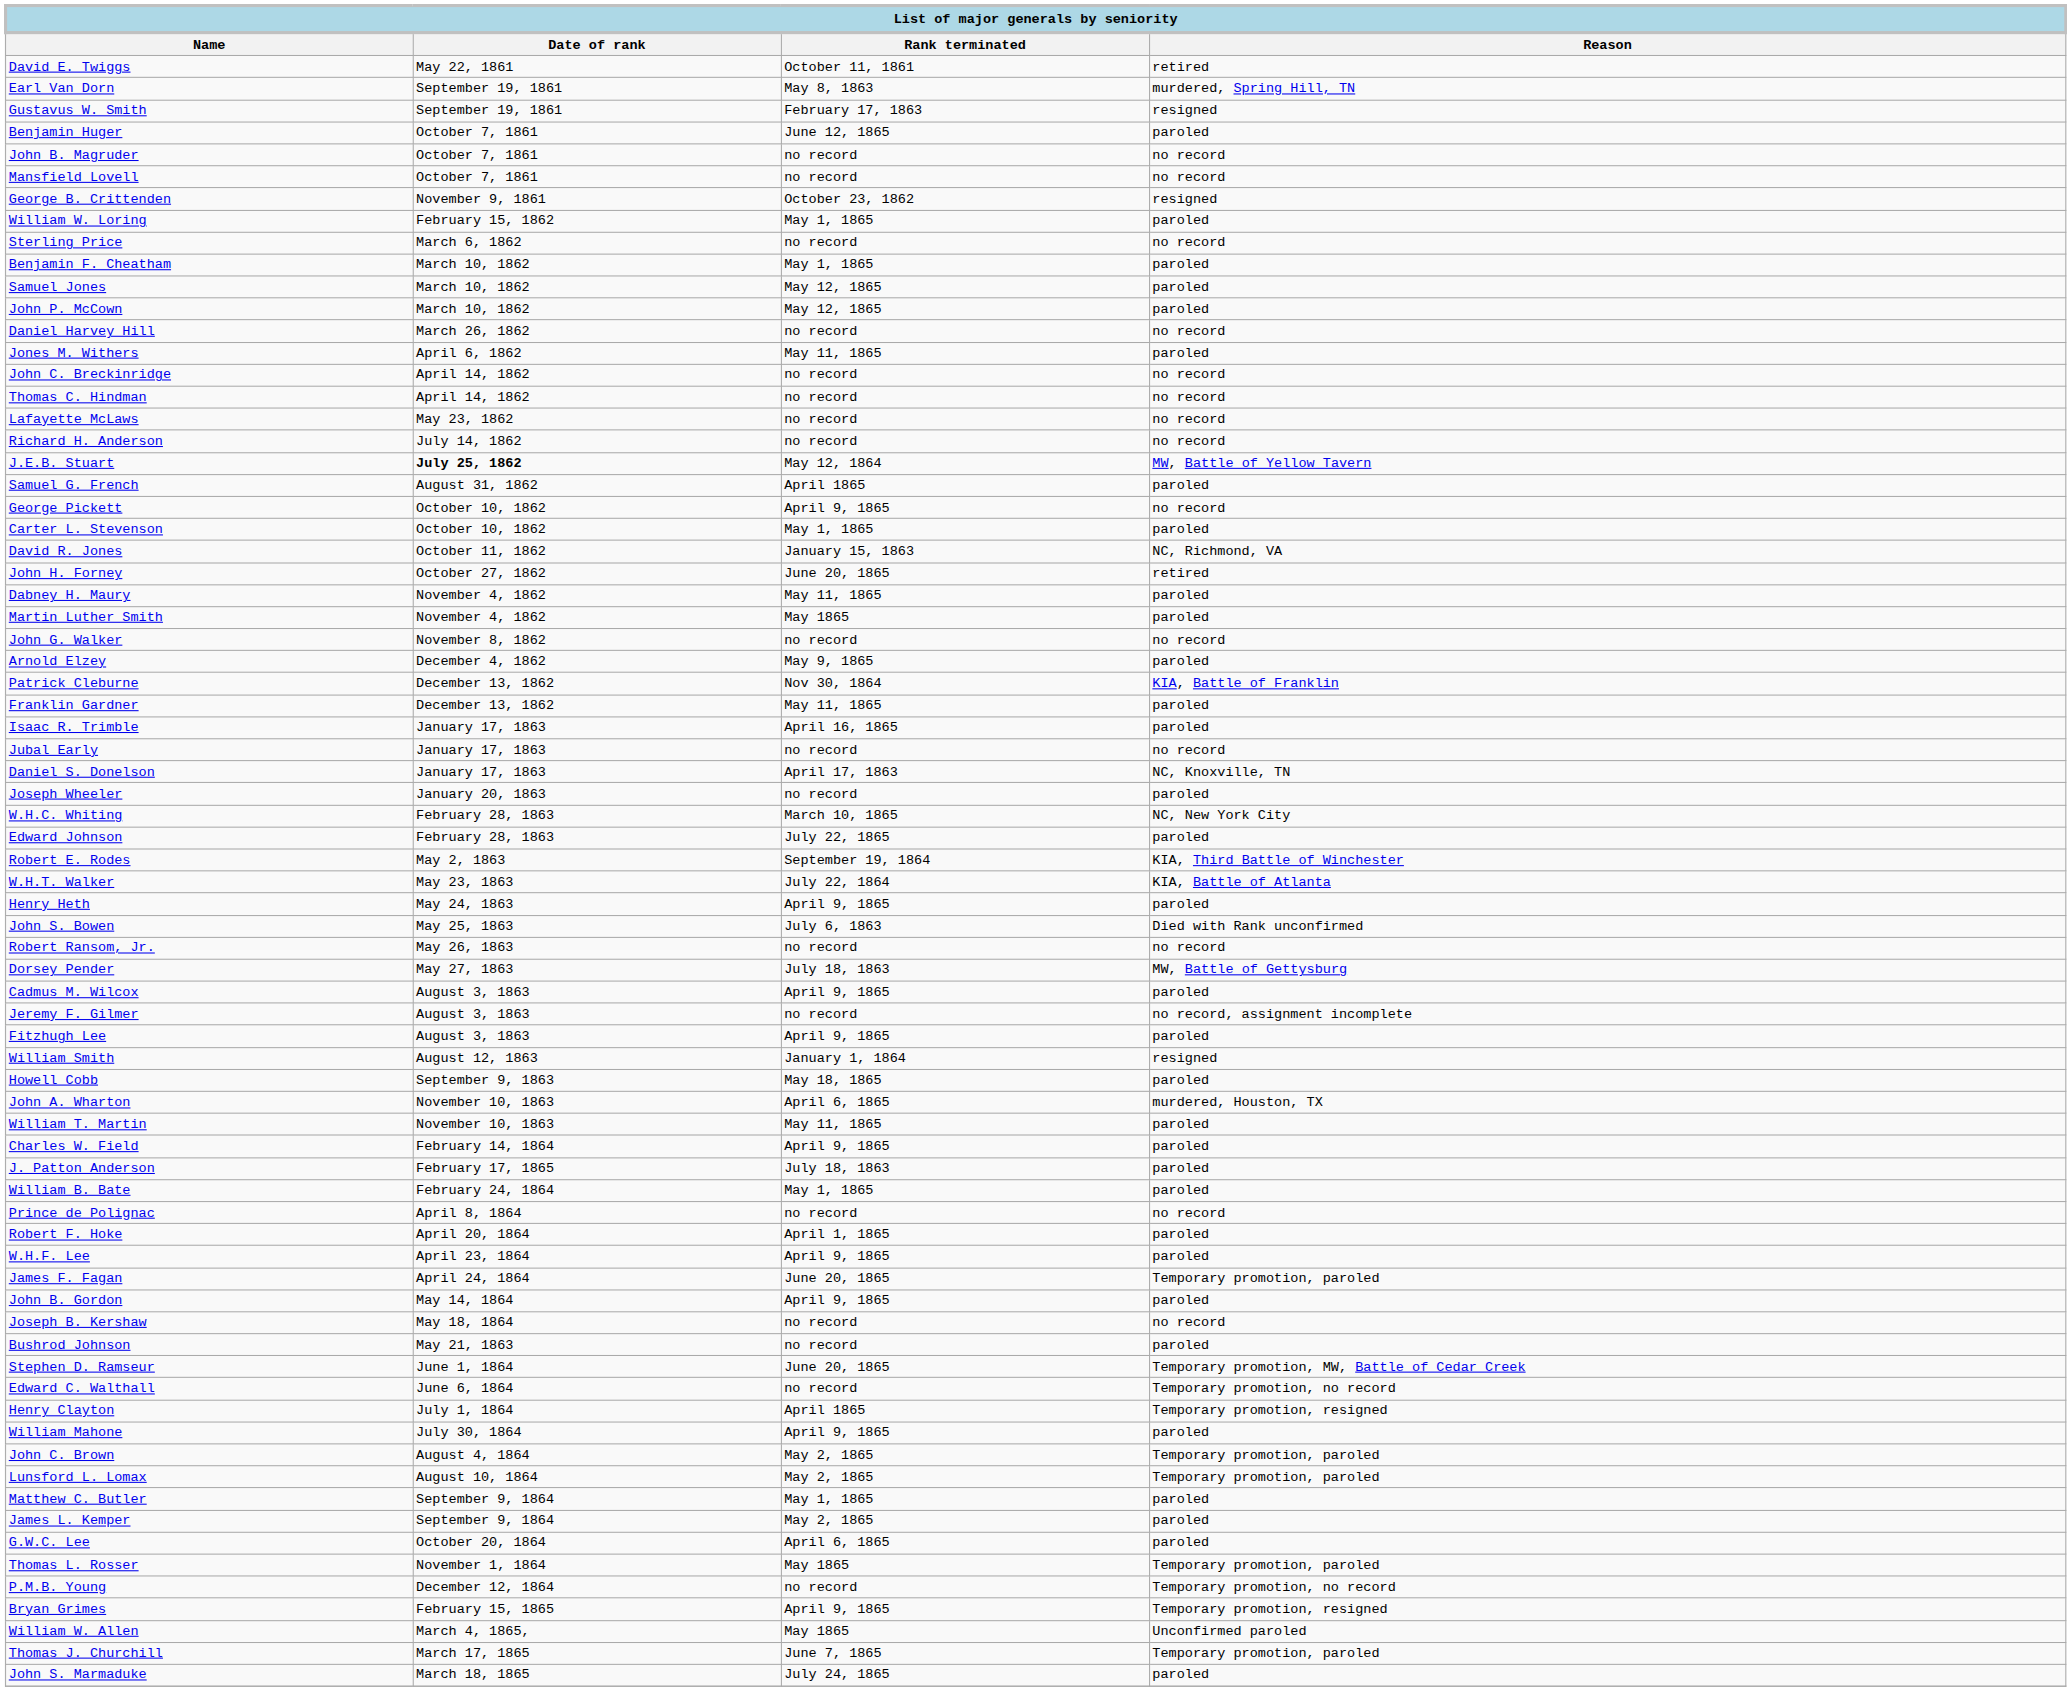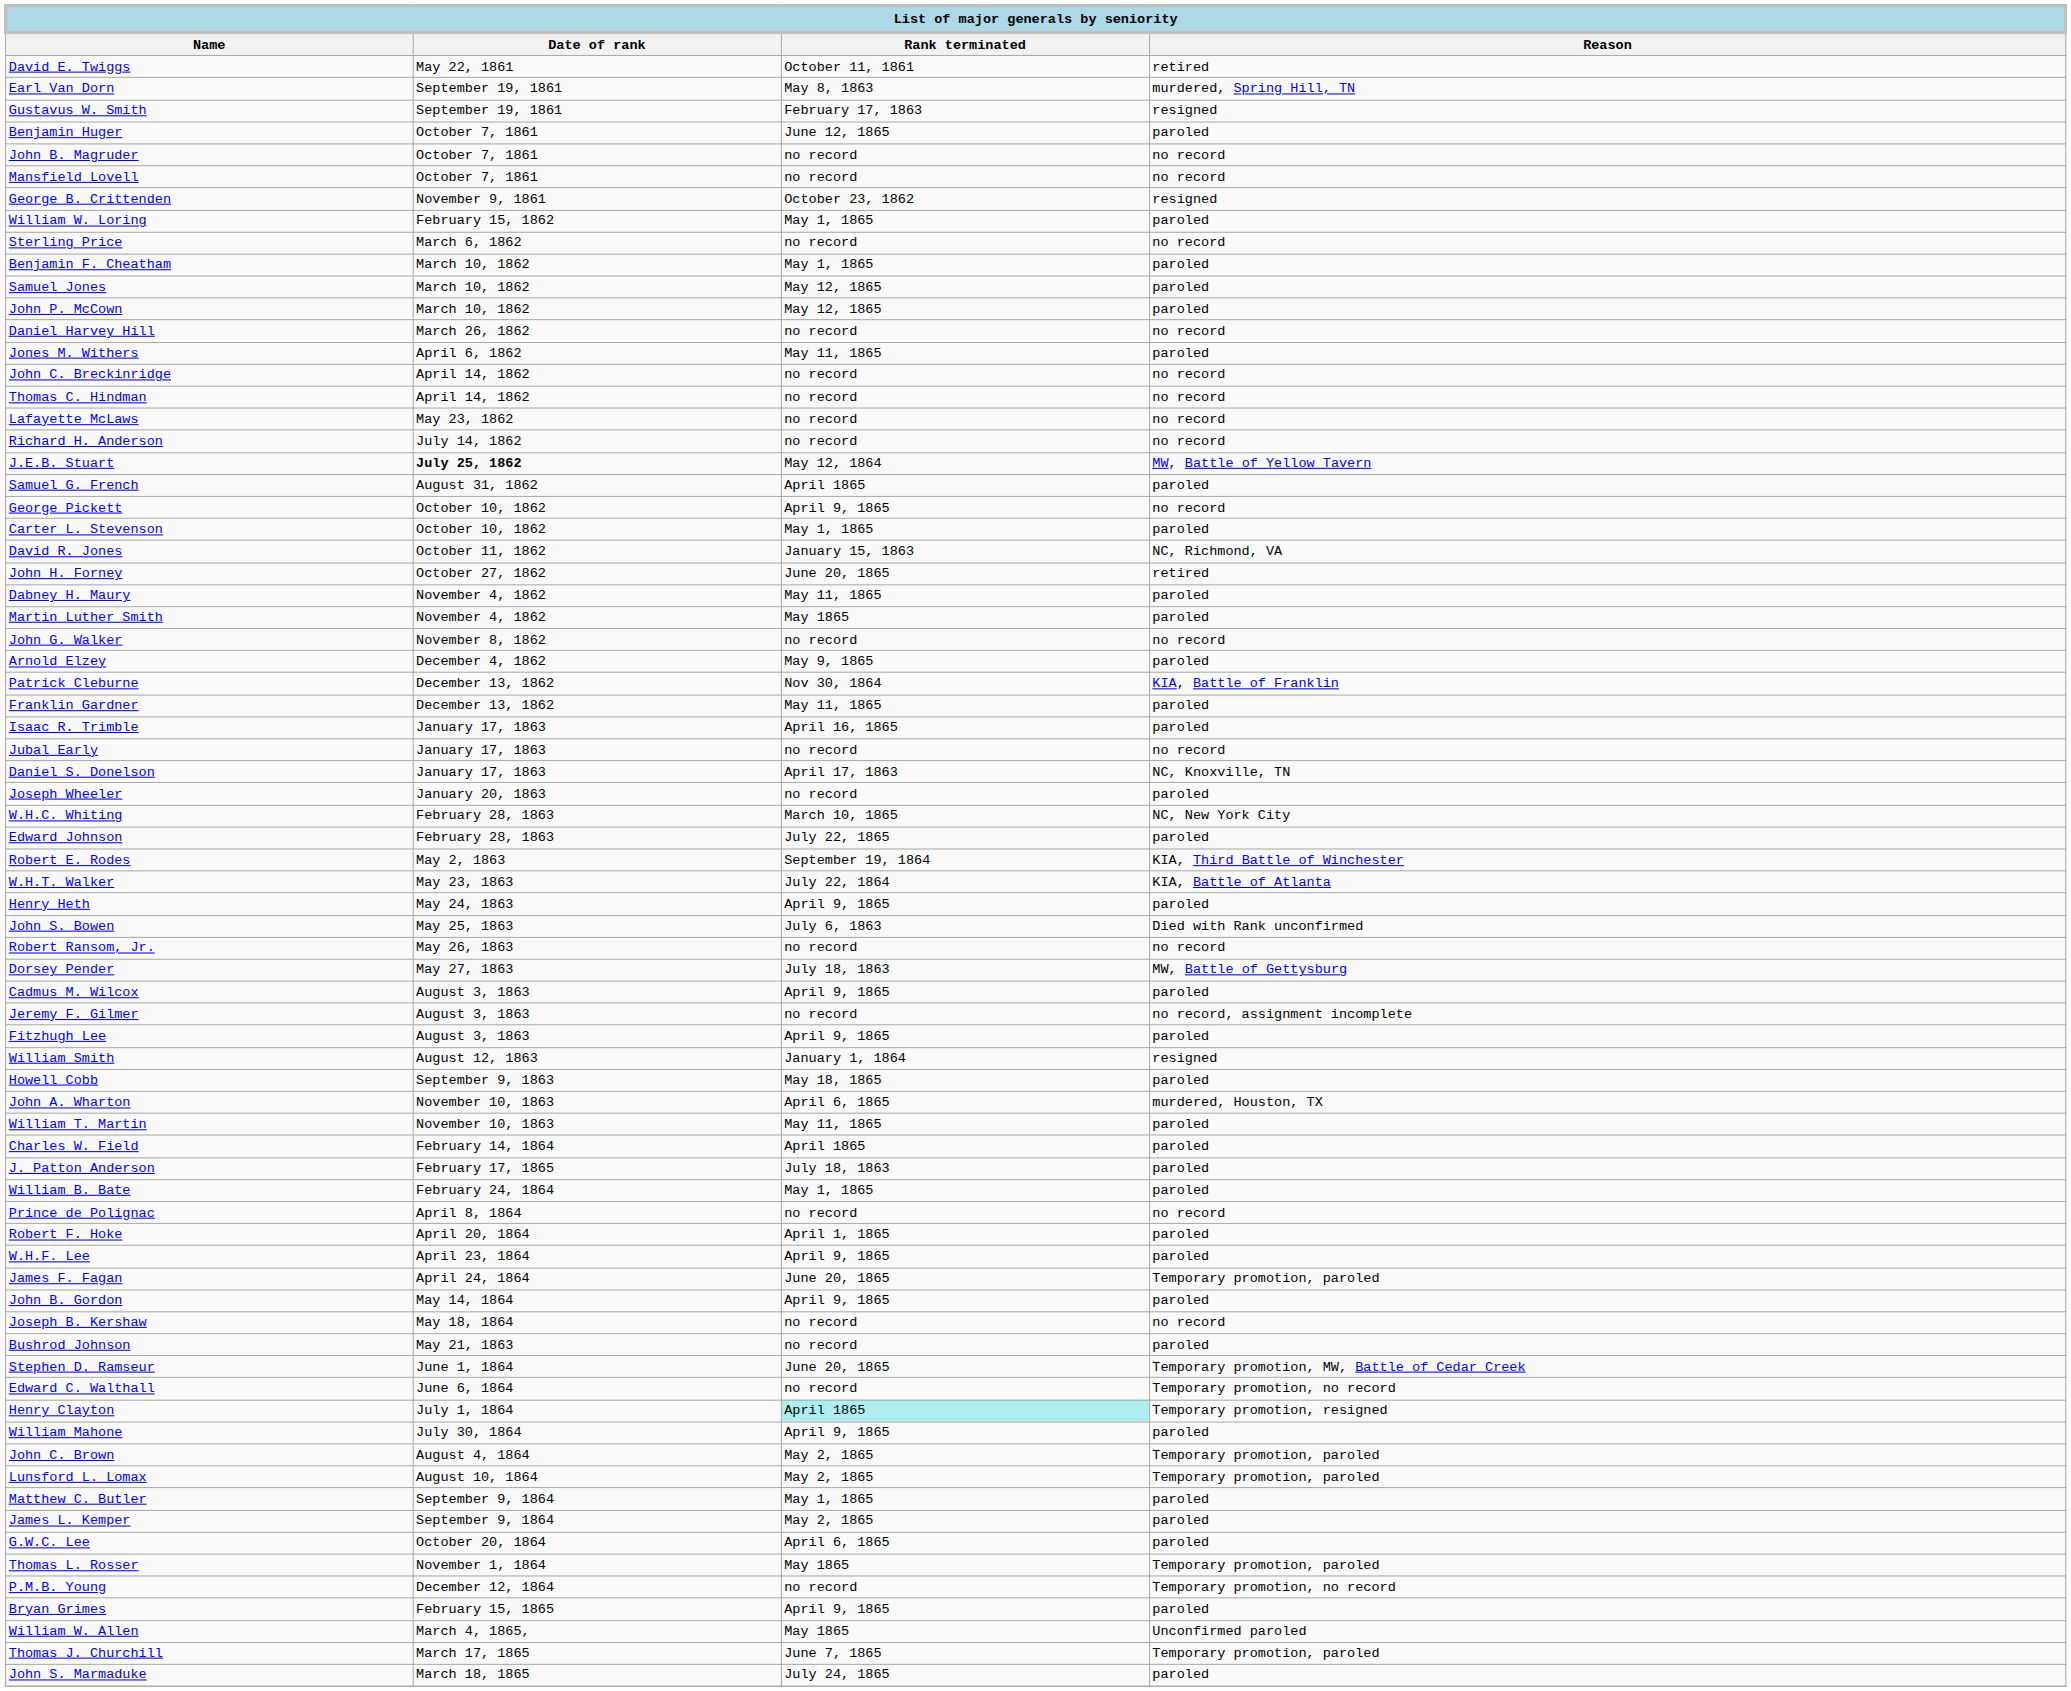(837, 1146) April 9, 1865 -> (825, 1146) April 1865
(825, 1411) no background -> (825, 1411) paleturquoise background
(1270, 1609) Temporary promotion, resigned -> (1181, 1609) paroled
